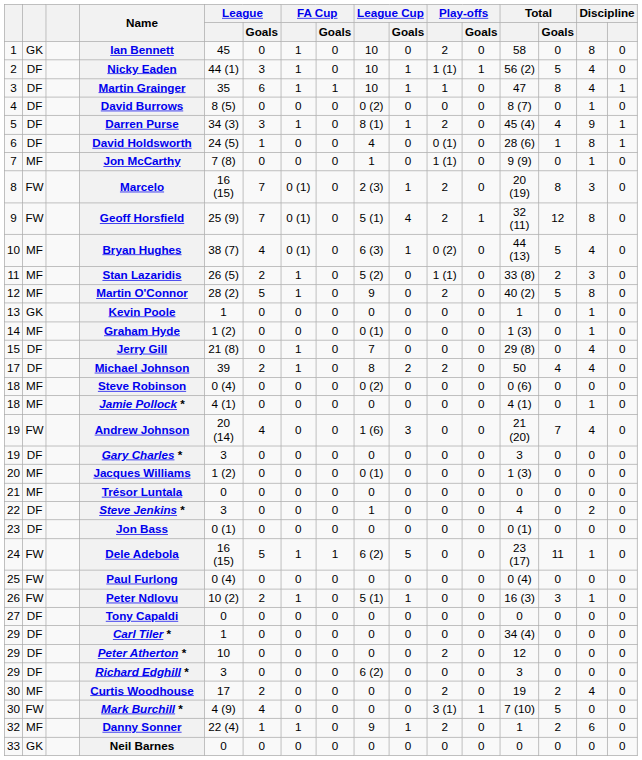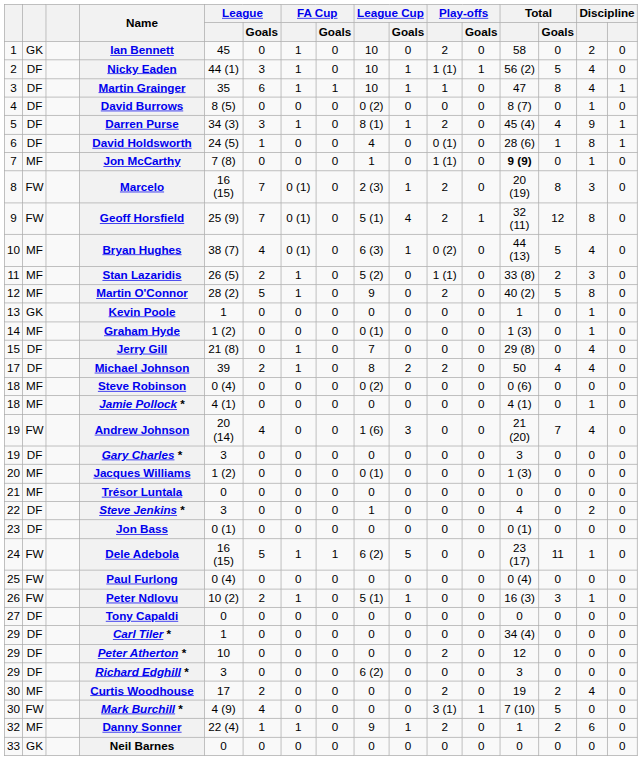(592, 50) 8 -> (592, 50) 2
(520, 161) normal -> (520, 161) bold
